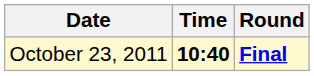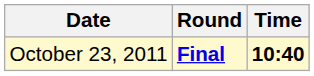columns swapped: (203, 20) <-> (272, 20)
